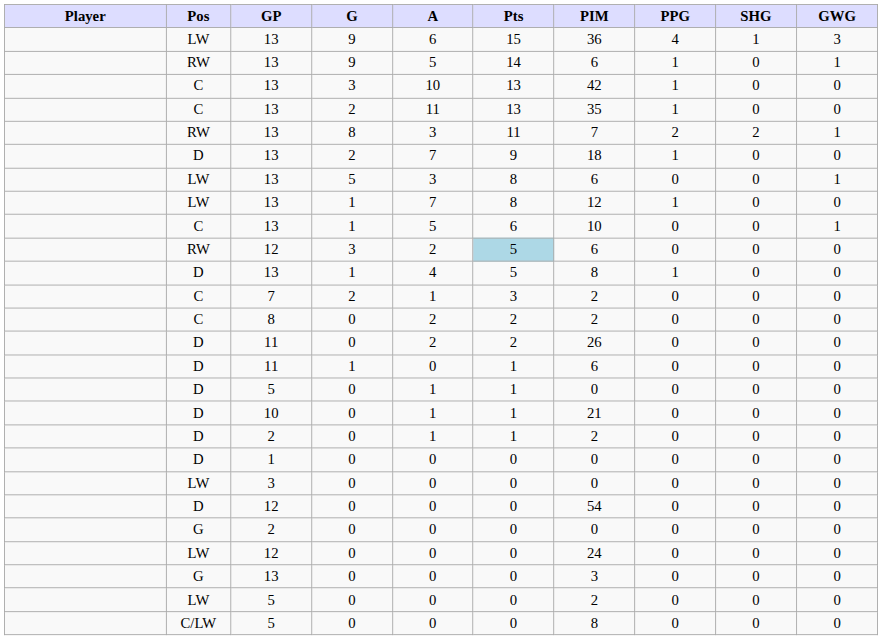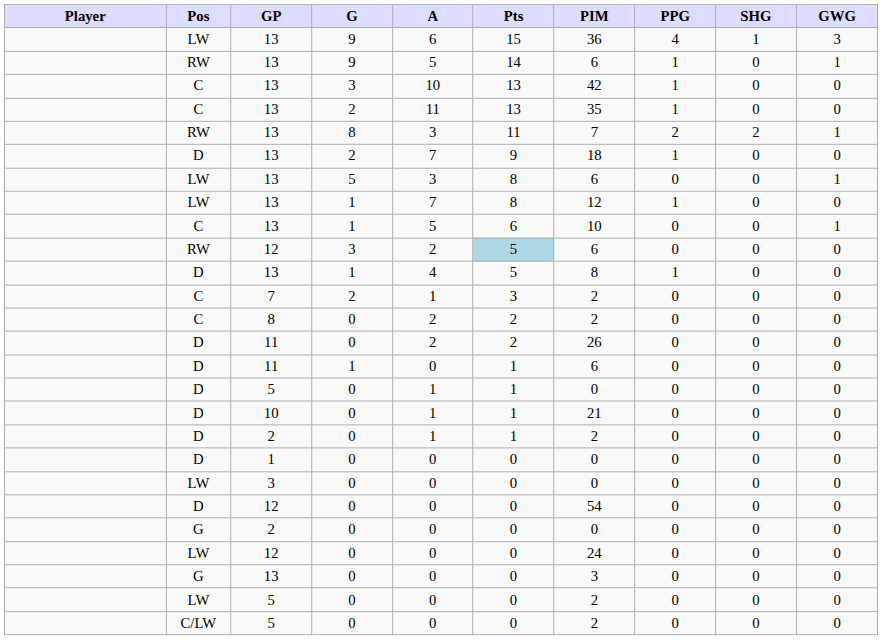(594, 623) 8 -> (594, 623) 2
